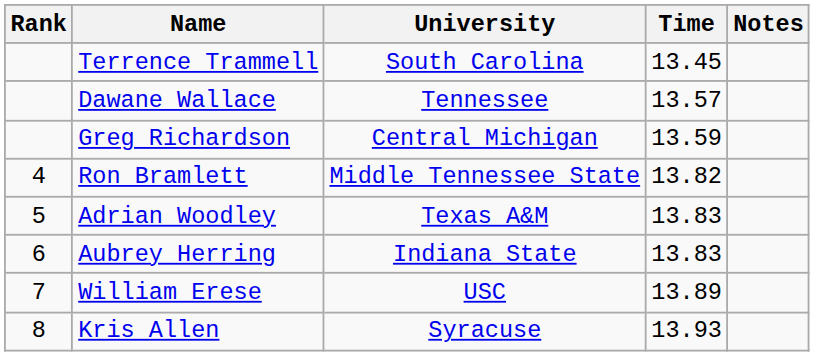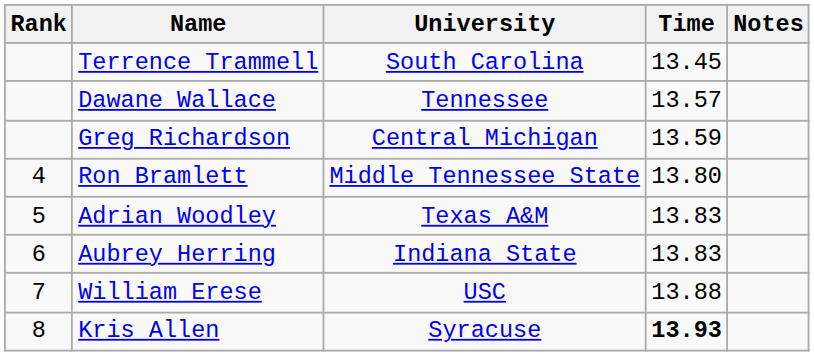(687, 177) 13.82 -> (687, 177) 13.80
(687, 293) 13.89 -> (687, 293) 13.88
(687, 331) normal -> (687, 331) bold
